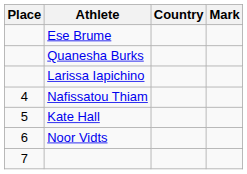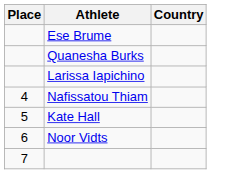- column: (225, 14)
